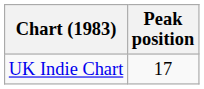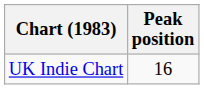(163, 68) 17 -> (163, 68) 16
